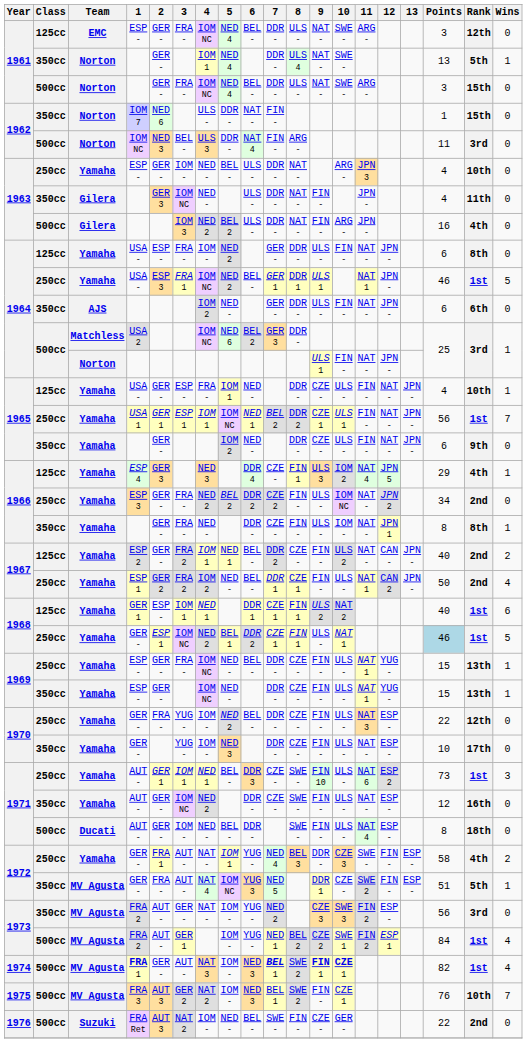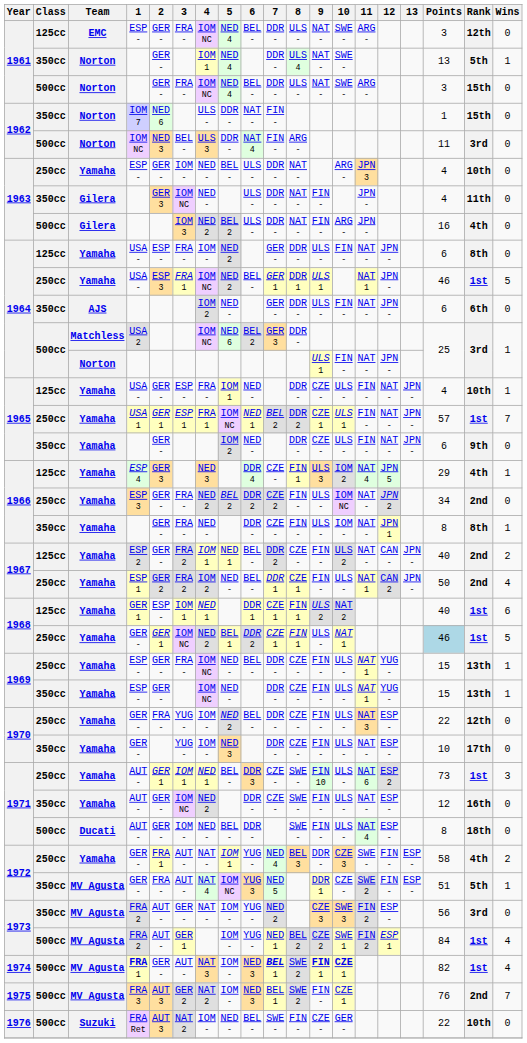(207, 419) IOM 1 -> (207, 419) FRA 1
(444, 419) 56 -> (444, 419) 57
(161, 639) ESP 1 -> (161, 639) GER 1
(479, 997) 10th -> (479, 997) 2nd
(479, 1024) 2nd -> (479, 1024) 10th
